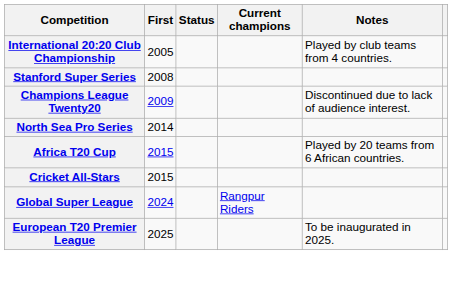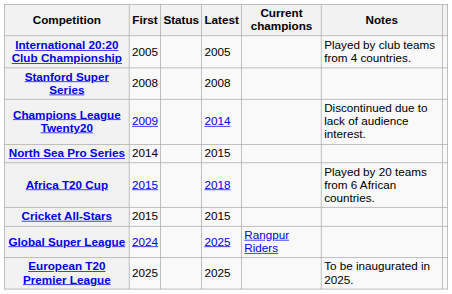+ column: (222, 20)
